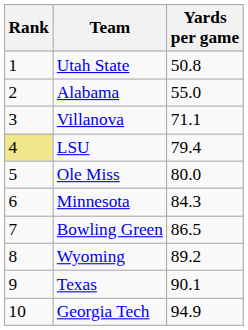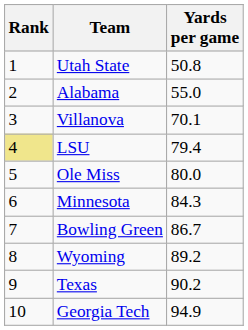(186, 119) 71.1 -> (186, 119) 70.1
(186, 229) 86.5 -> (186, 229) 86.7
(186, 284) 90.1 -> (186, 284) 90.2
